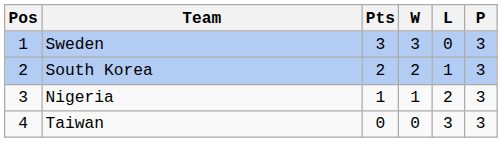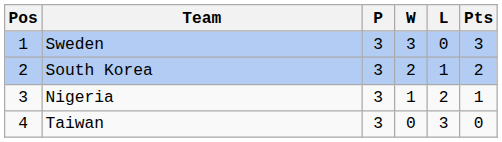columns swapped: (481, 18) <-> (380, 18)
